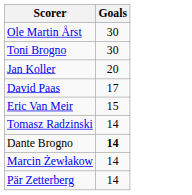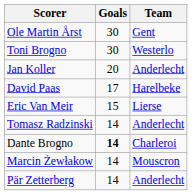+ column: (158, 13)
